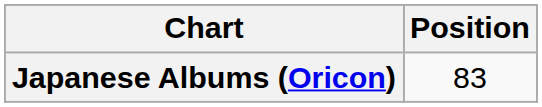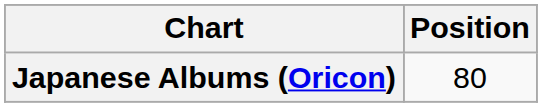(470, 76) 83 -> (470, 76) 80
